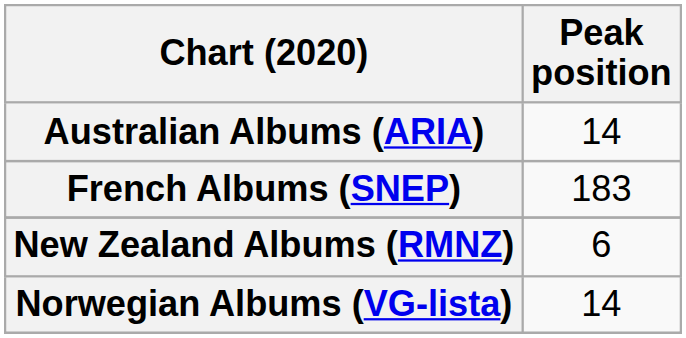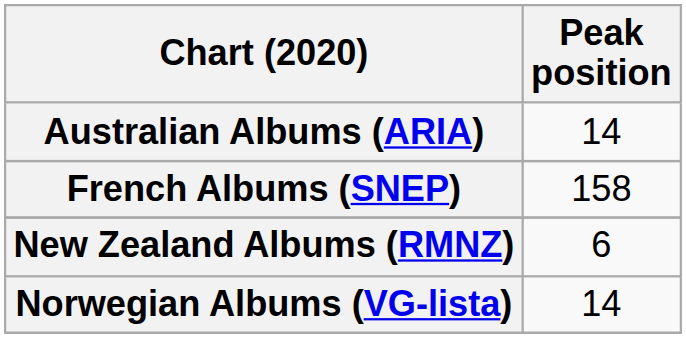(601, 188) 183 -> (601, 188) 158
